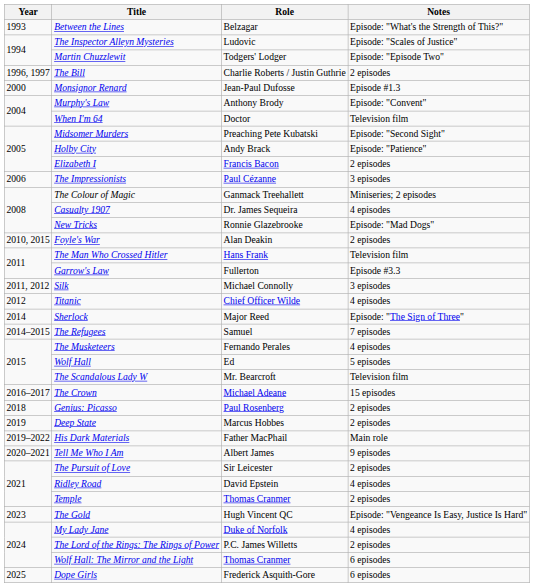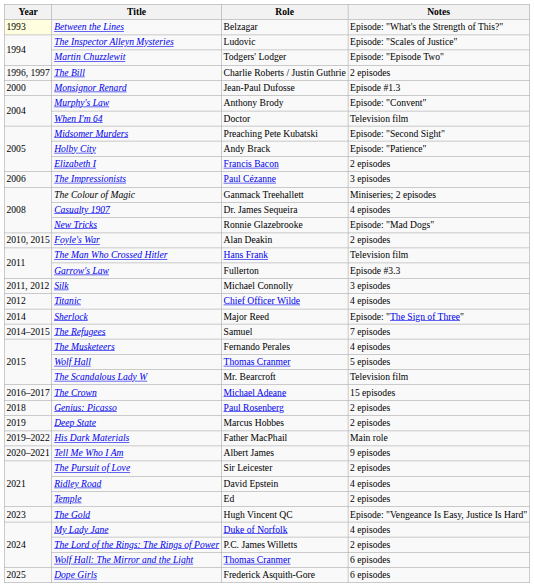(16, 27) no background -> (16, 27) lightyellow background
(229, 362) Ed -> (257, 362) Thomas Cranmer
(257, 499) Thomas Cranmer -> (229, 499) Ed
